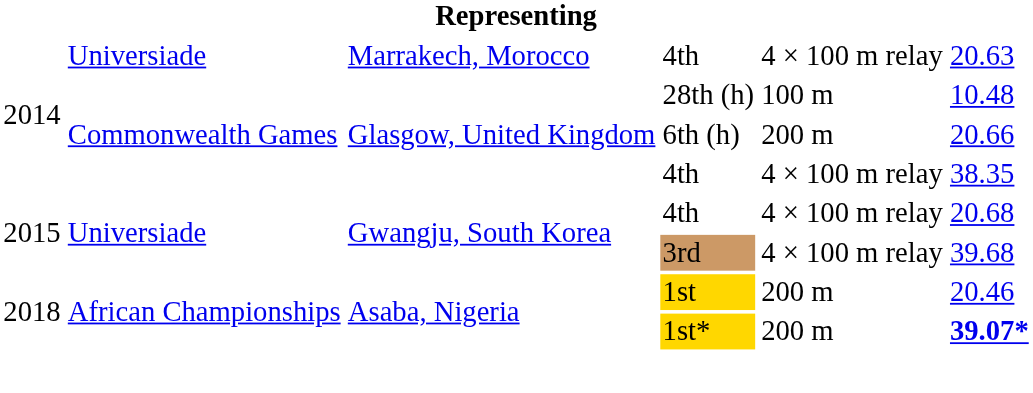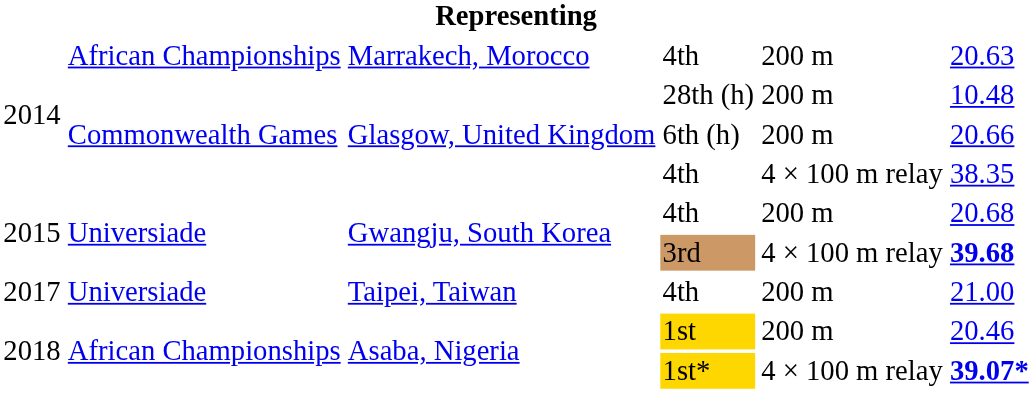(137, 55) Universiade -> (204, 55) African Championships
(852, 55) 4 × 100 m relay -> (797, 55) 200 m
(797, 94) 100 m -> (797, 94) 200 m
(852, 212) 4 × 100 m relay -> (797, 212) 200 m
(982, 252) normal -> (982, 252) bold
+ row: (432, 291)
(797, 331) 200 m -> (852, 370) 4 × 100 m relay
